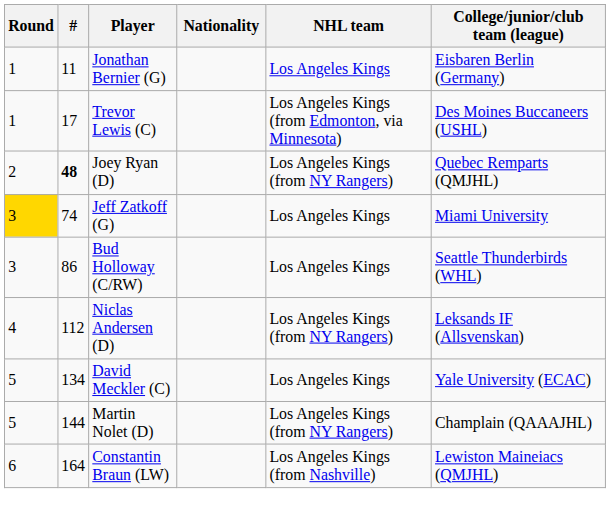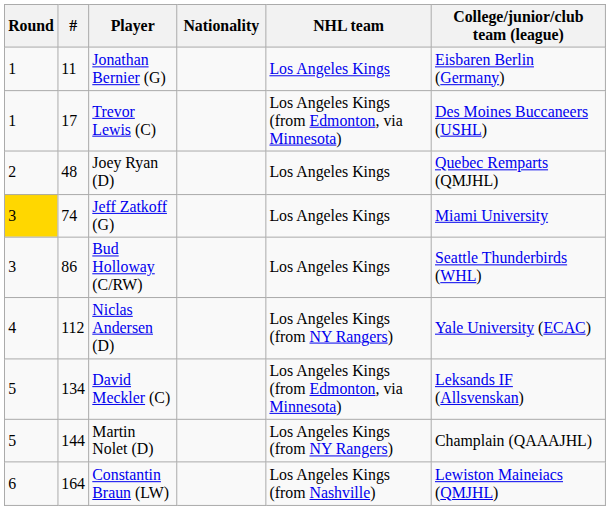(69, 172) bold -> (69, 172) normal
(331, 172) Los Angeles Kings (from NY Rangers) -> (330, 172) Los Angeles Kings
(479, 328) Leksands IF (Allsvenskan) -> (513, 328) Yale University (ECAC)
(330, 380) Los Angeles Kings -> (336, 388) Los Angeles Kings (from Edmonton, via Minnesota)
(513, 380) Yale University (ECAC) -> (479, 388) Leksands IF (Allsvenskan)
